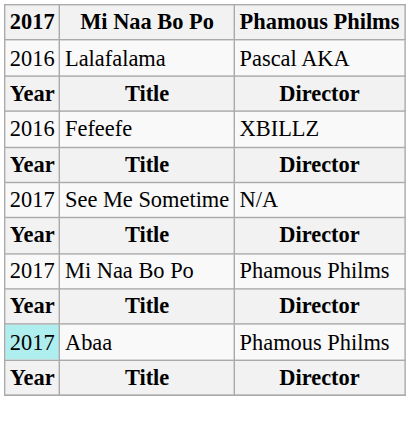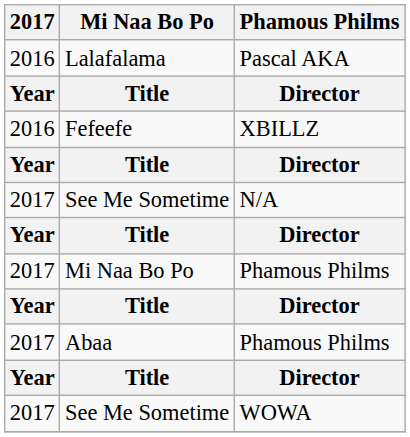(32, 341) paleturquoise background -> (32, 341) no background
+ row: (147, 413)
